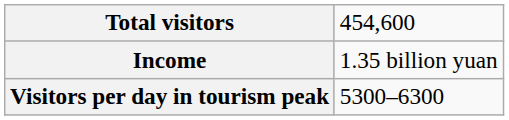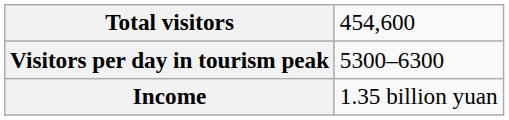rows swapped: (170, 96) <-> (170, 59)
